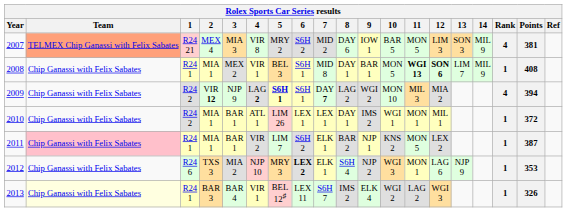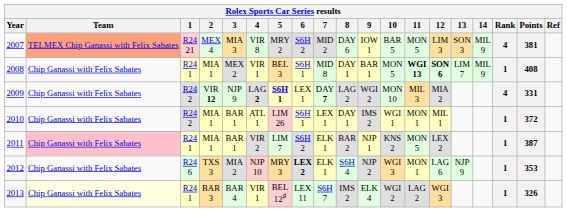(303, 94) S6H 1 -> (303, 94) LEX 1
(531, 94) 394 -> (531, 94) 331
(303, 118) LEX 1 -> (303, 118) S6H 1
